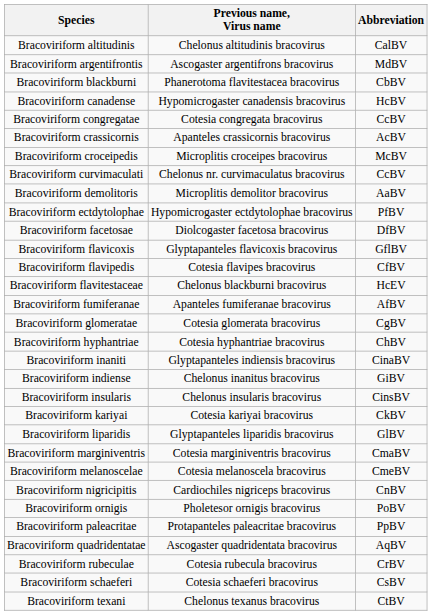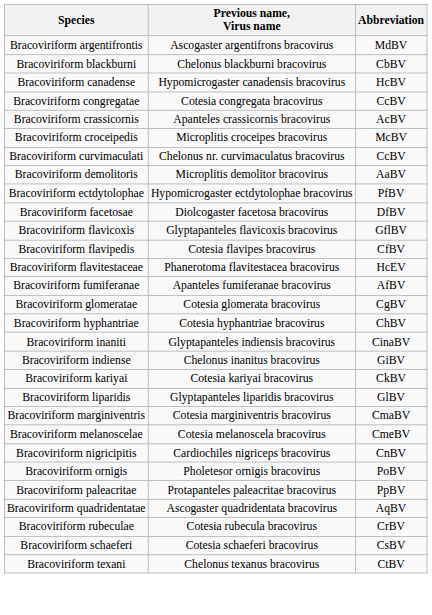- row: (76, 45)
(252, 82) Phanerotoma flavitestacea bracovirus -> (252, 63) Chelonus blackburni bracovirus
(252, 286) Chelonus blackburni bracovirus -> (252, 267) Phanerotoma flavitestacea bracovirus
- row: (76, 397)
